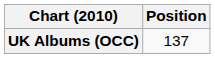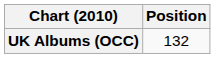(176, 41) 137 -> (176, 41) 132
